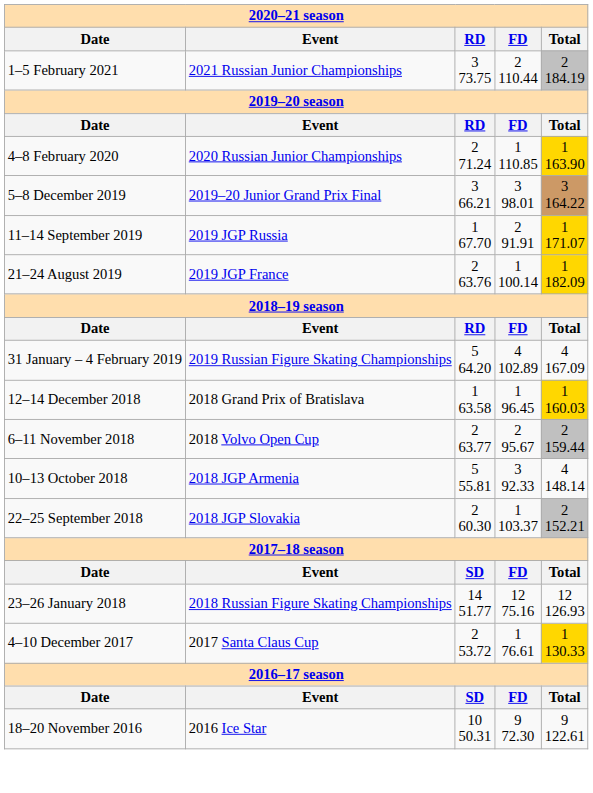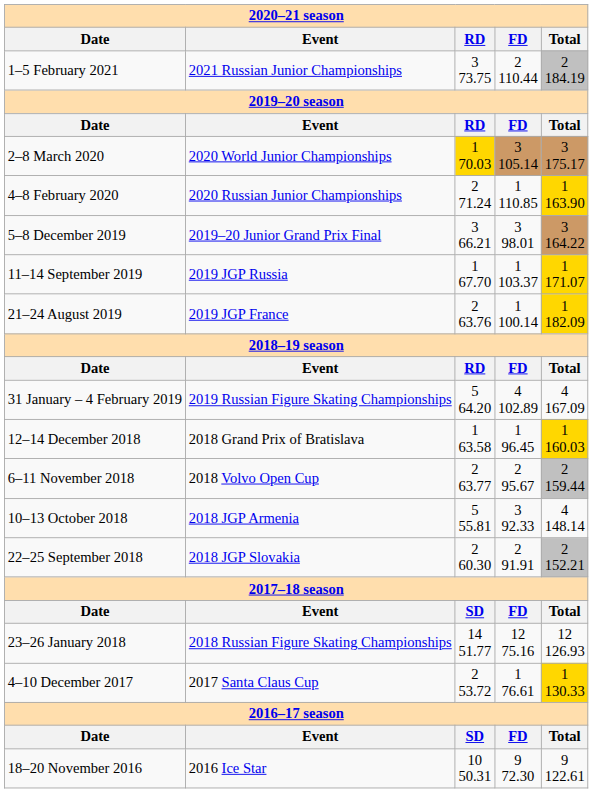+ row: (56, 156)
(518, 235) 2 91.91 -> (518, 274) 1 103.37
(518, 518) 1 103.37 -> (518, 557) 2 91.91
